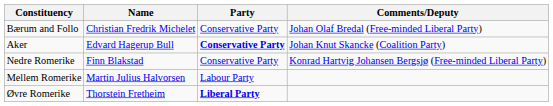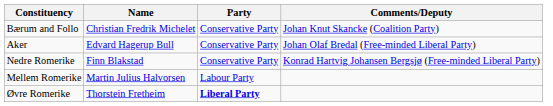(386, 28) Johan Olaf Bredal (Free-minded Liberal Party) -> (361, 28) Johan Knut Skancke (Coalition Party)
(242, 45) bold -> (239, 45) normal
(367, 45) Johan Knut Skancke (Coalition Party) -> (379, 45) Johan Olaf Bredal (Free-minded Liberal Party)
